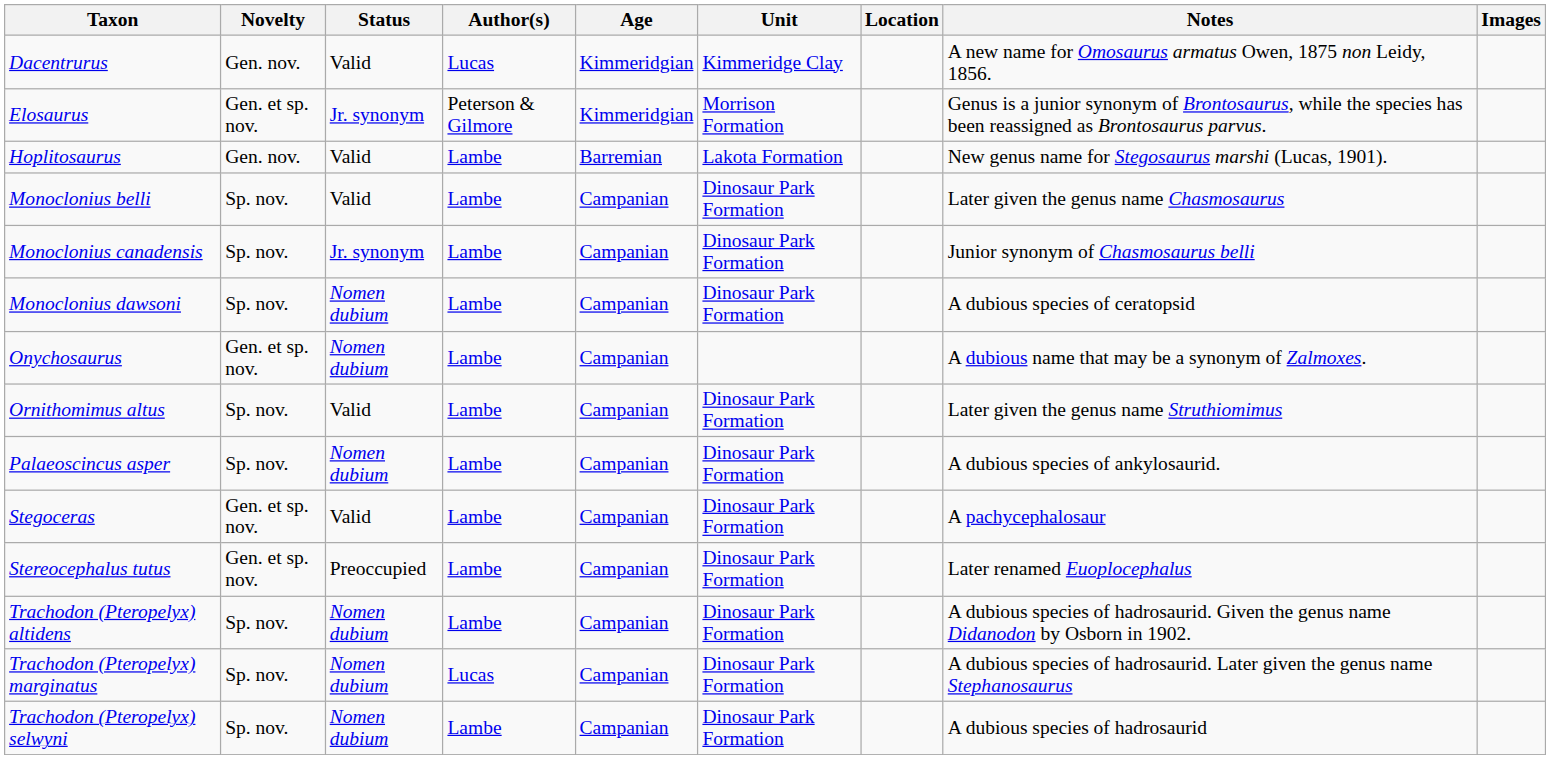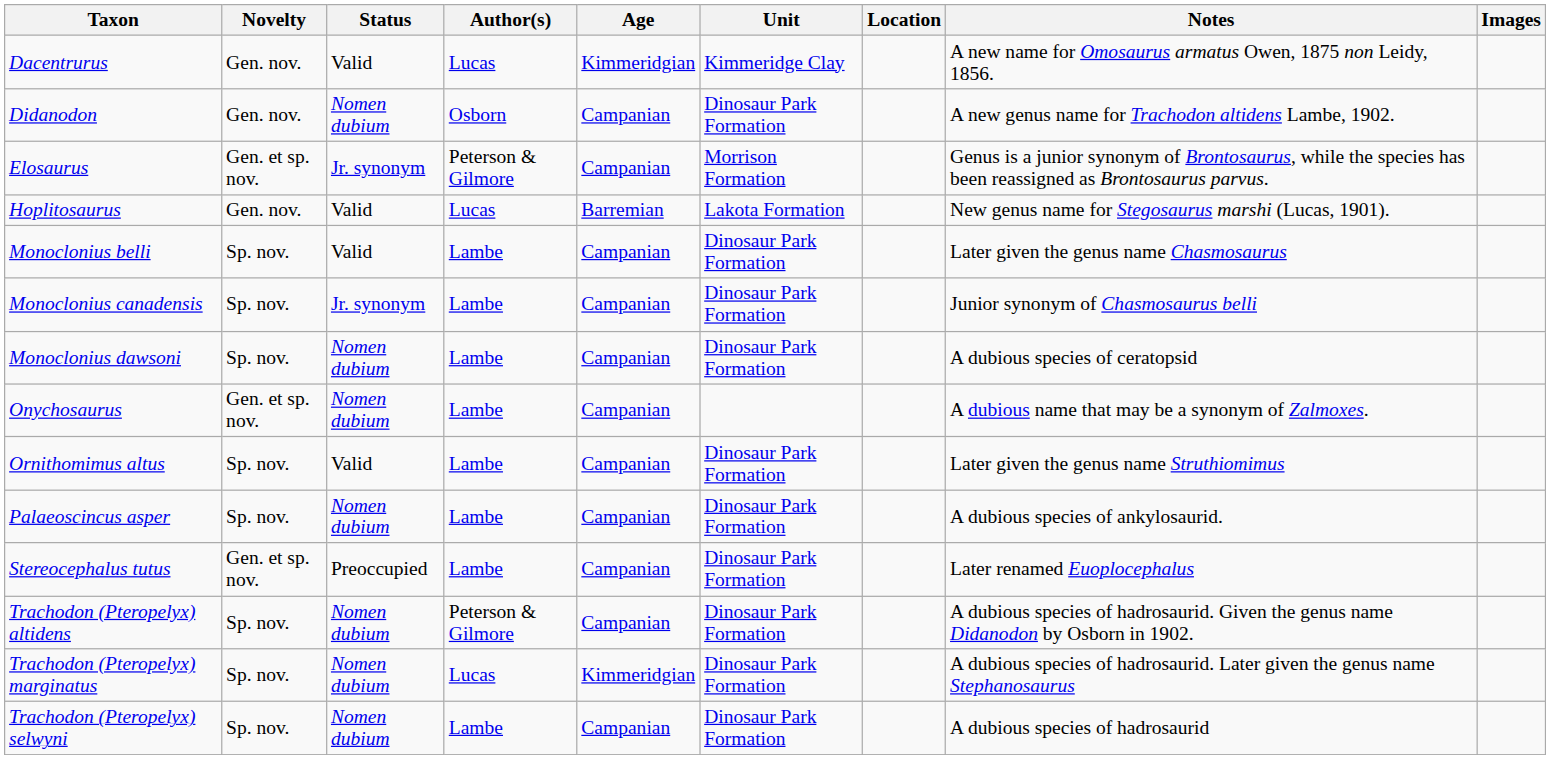+ row: (53, 114)
(636, 114) Kimmeridgian -> (626, 167) Campanian
(475, 156) Lambe -> (472, 209) Lucas
- row: (52, 516)
(475, 622) Lambe -> (492, 622) Peterson & Gilmore
(624, 674) Campanian -> (638, 674) Kimmeridgian
